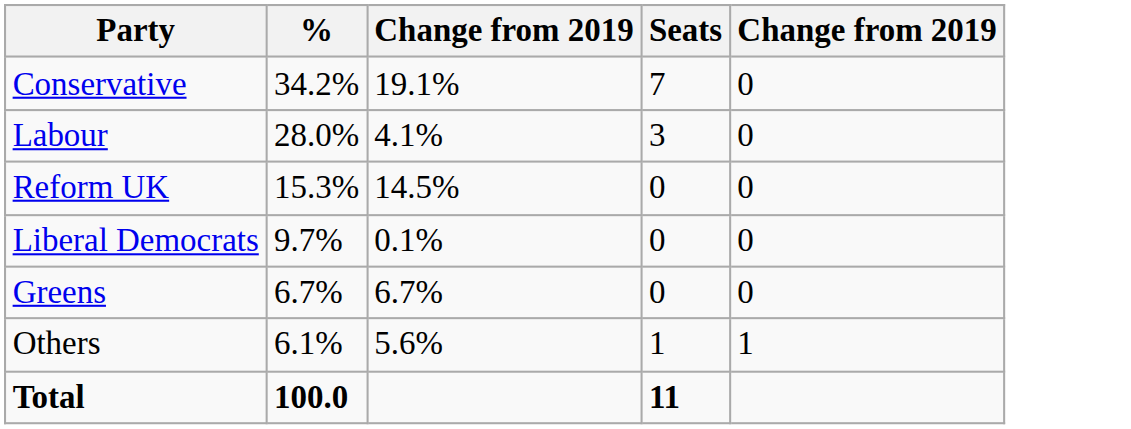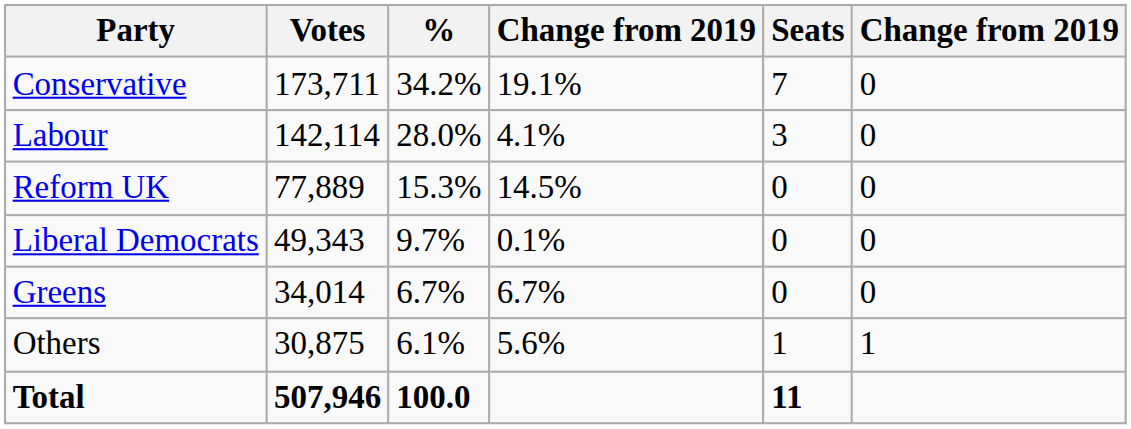+ column: (328, 30)
